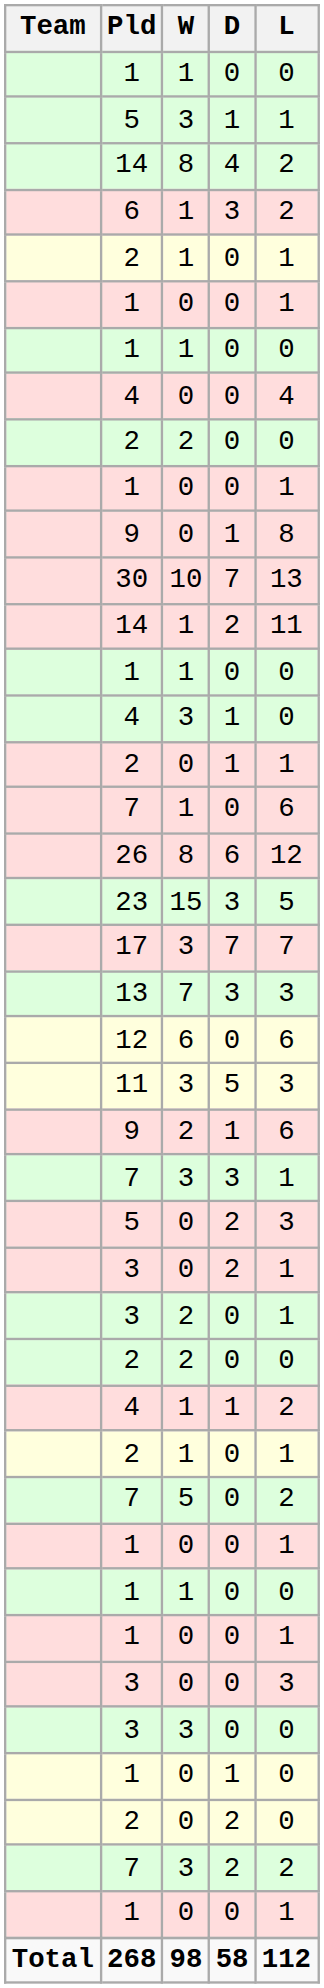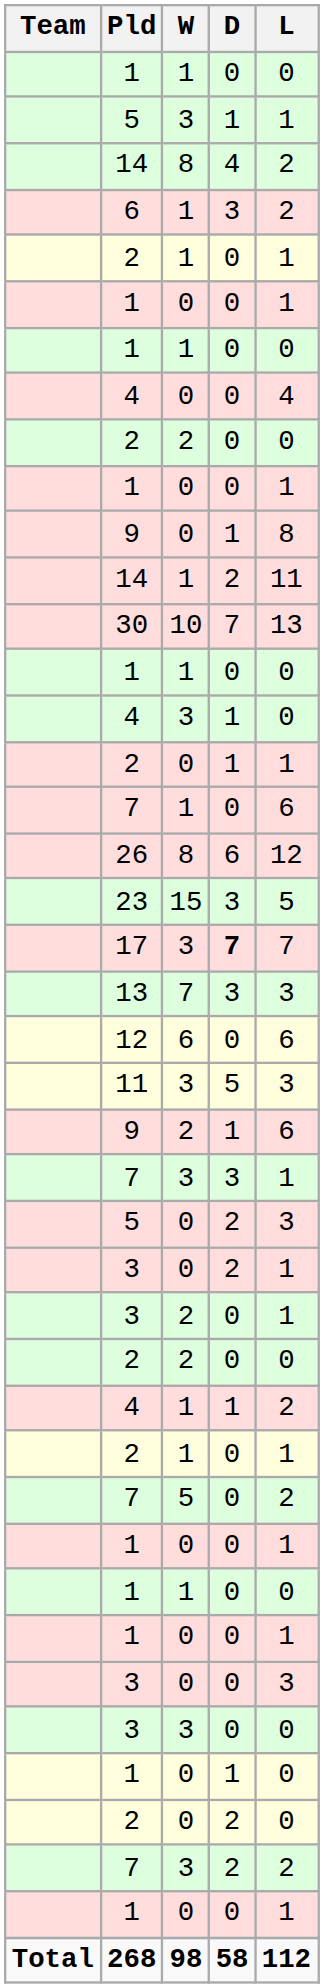rows swapped: (132, 626) <-> (132, 580)
(232, 948) normal -> (232, 948) bold
